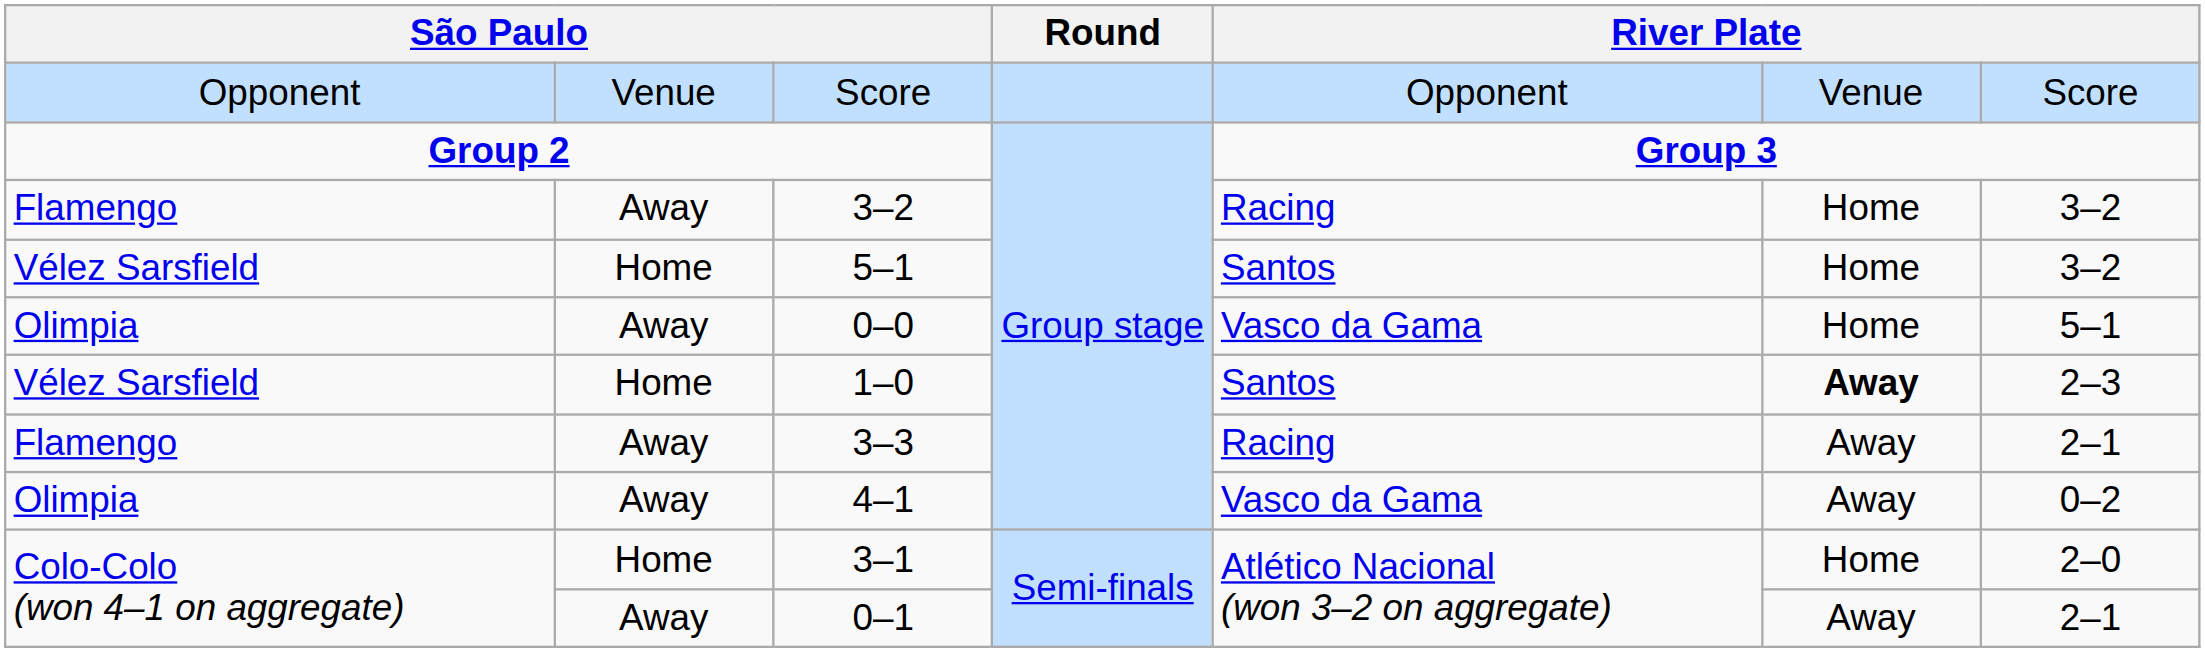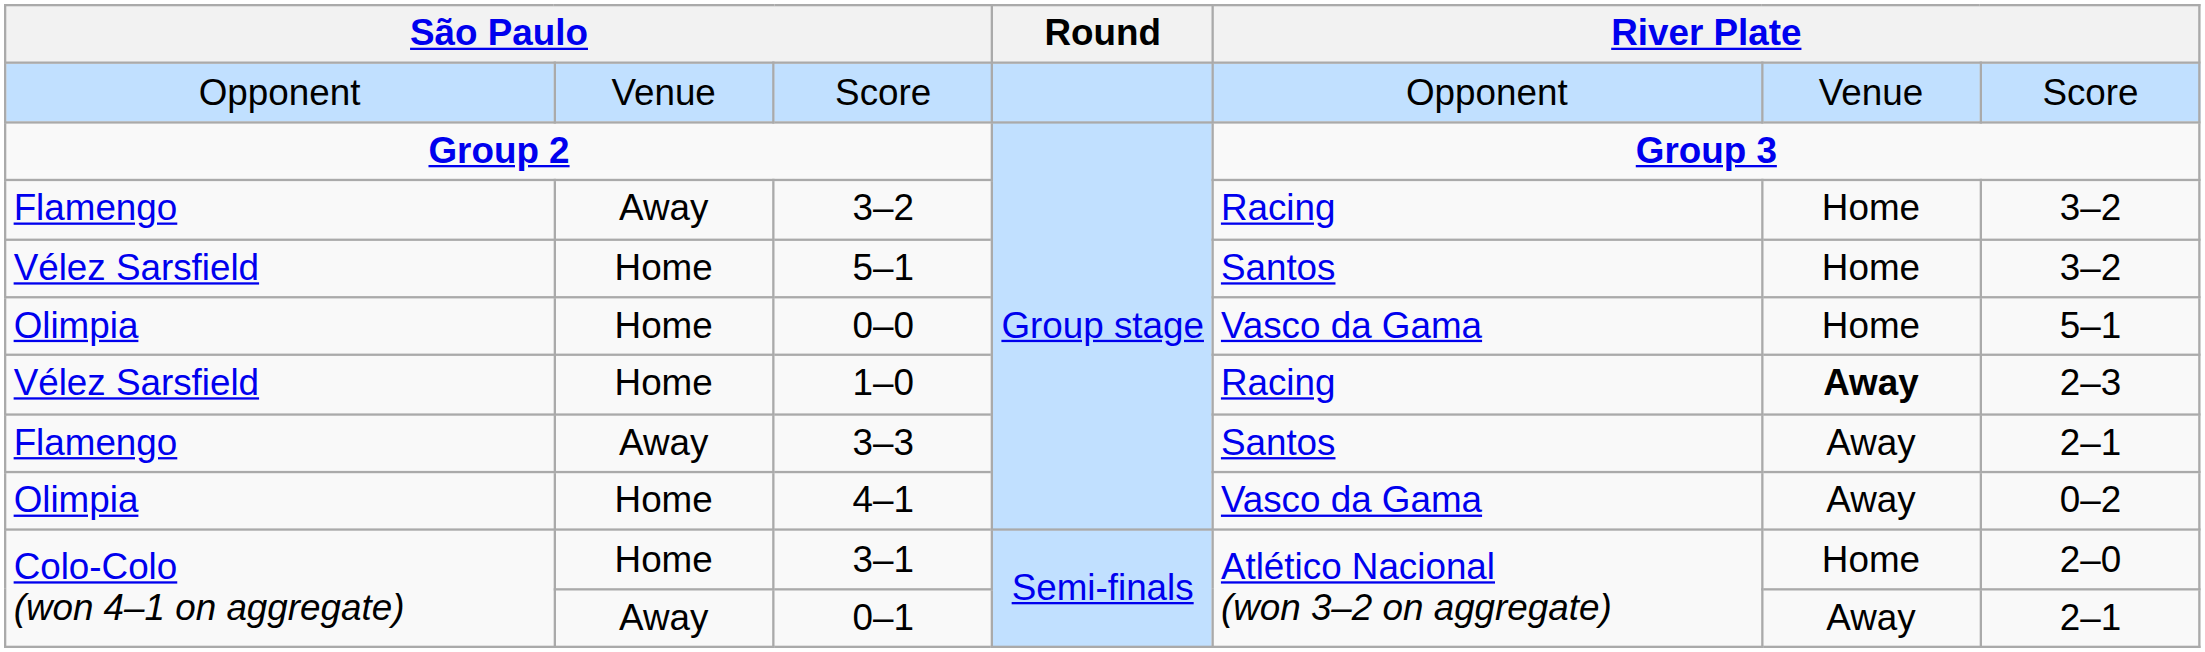(664, 325) Away -> (664, 325) Home
(1278, 383) Santos -> (1278, 383) Racing
(1278, 442) Racing -> (1278, 442) Santos
(664, 500) Away -> (664, 500) Home
